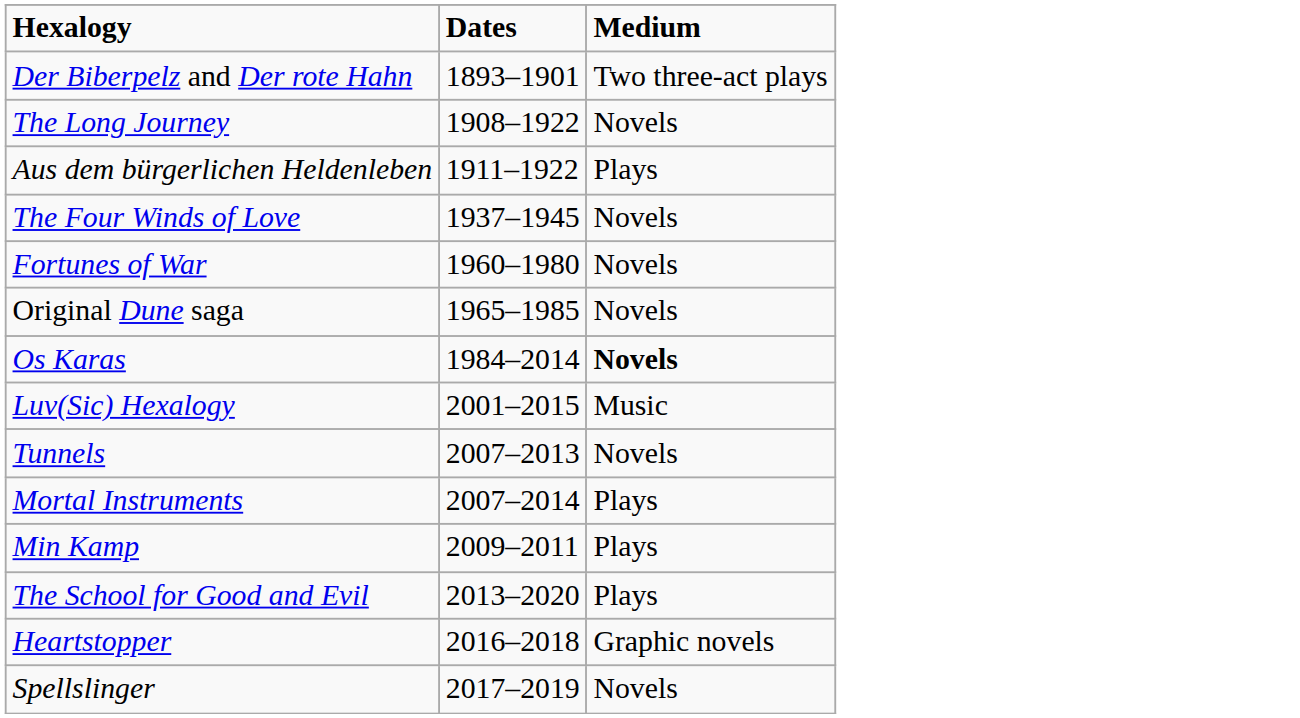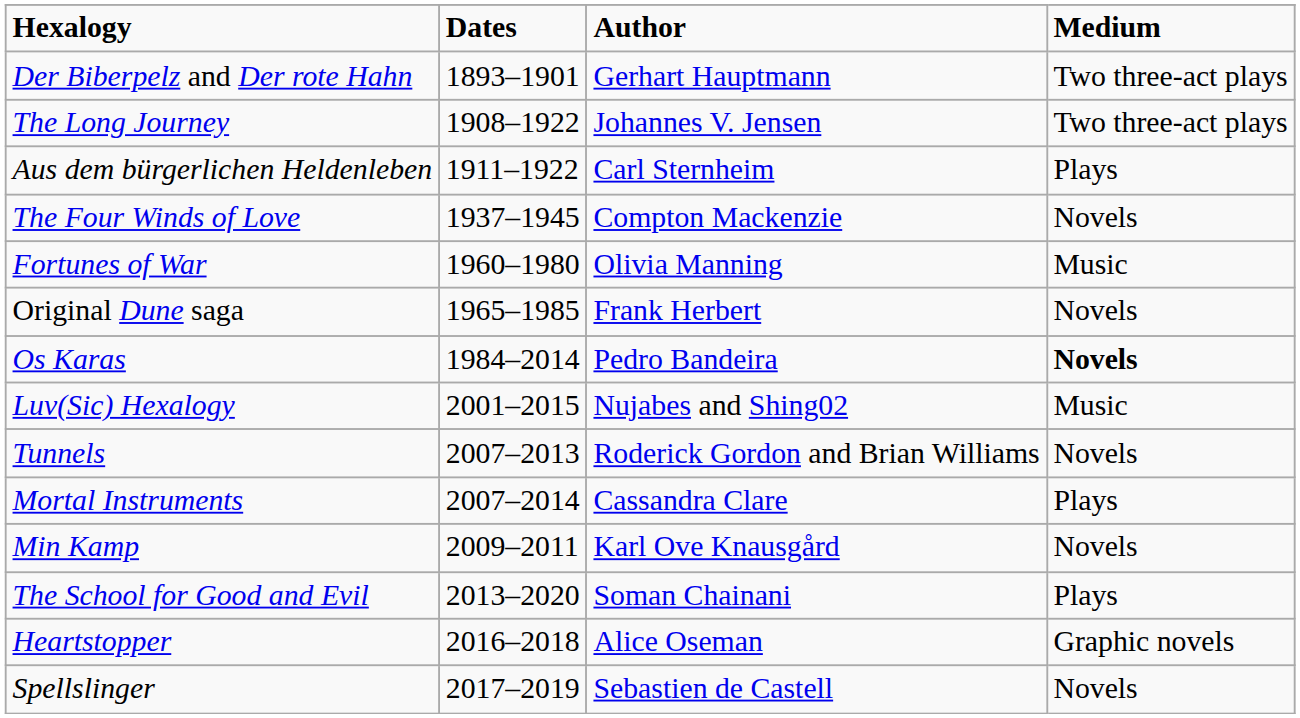+ column: (640, 28)
(636, 122) Novels -> (1171, 122) Two three-act plays
(636, 264) Novels -> (1091, 264) Music
(626, 547) Plays -> (1096, 547) Novels
